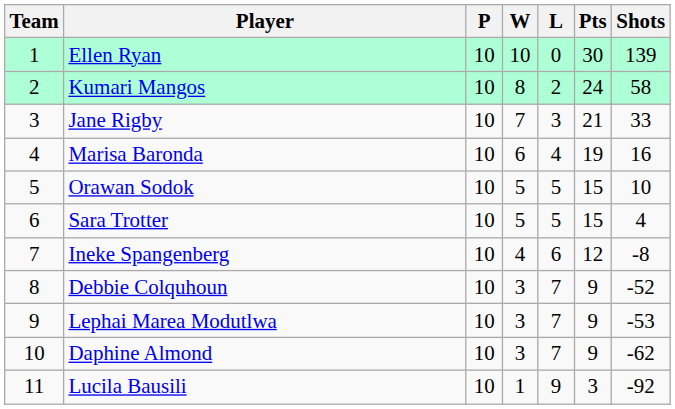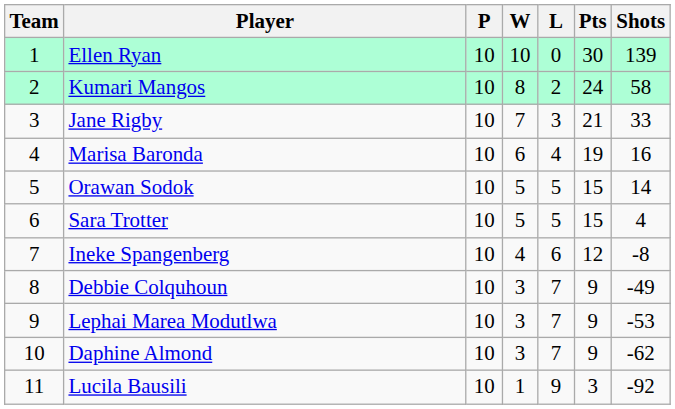(641, 187) 10 -> (641, 187) 14
(641, 287) -52 -> (641, 287) -49
